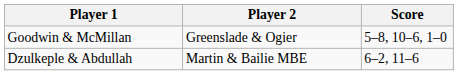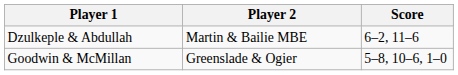rows swapped: (70, 59) <-> (70, 37)
